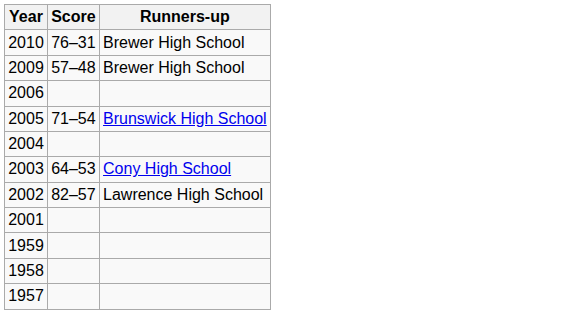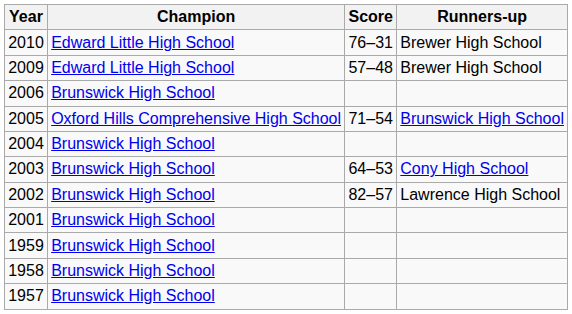+ column: (196, 17)
